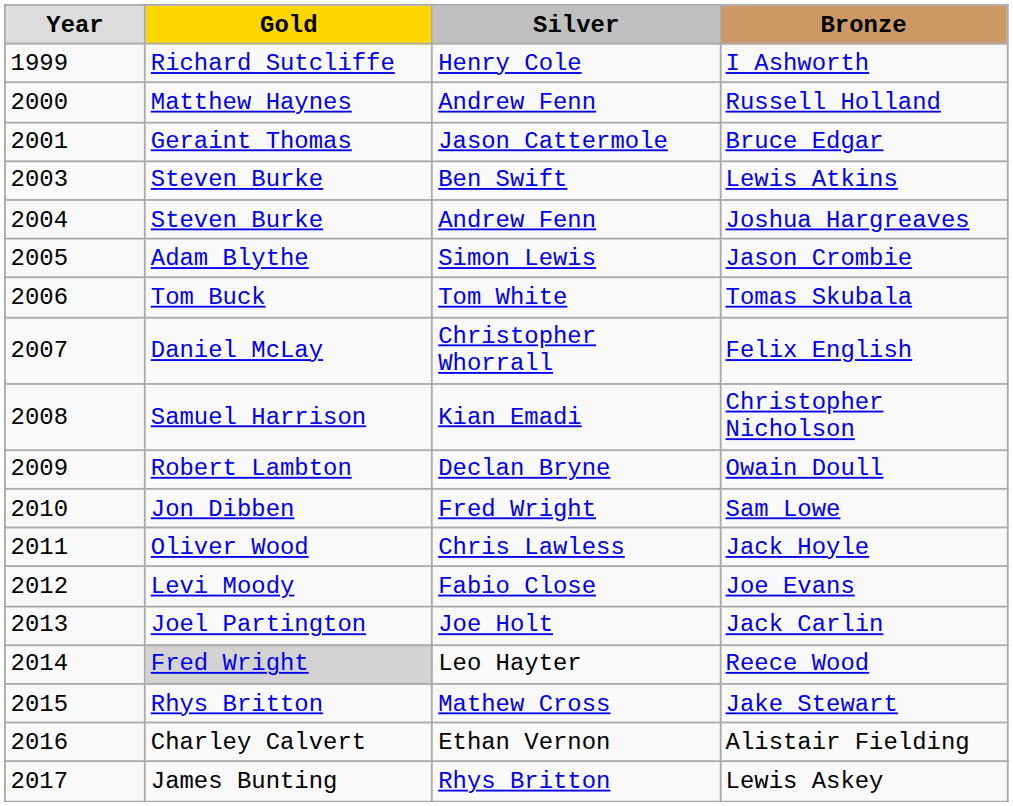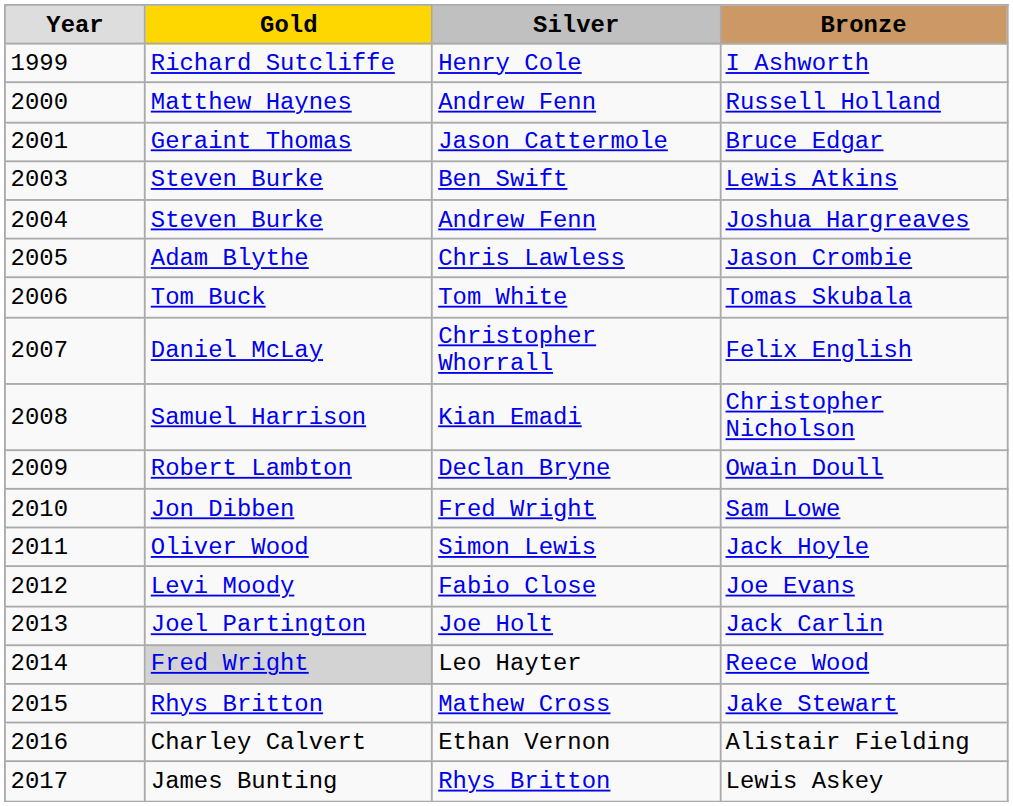(517, 258) Simon Lewis -> (531, 258) Chris Lawless
(531, 547) Chris Lawless -> (517, 547) Simon Lewis
